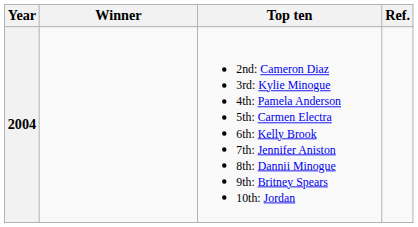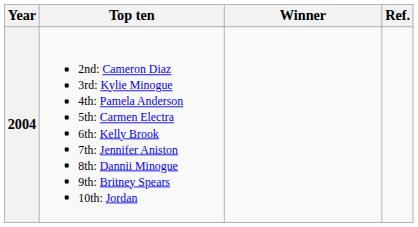columns swapped: (118, 15) <-> (290, 15)
